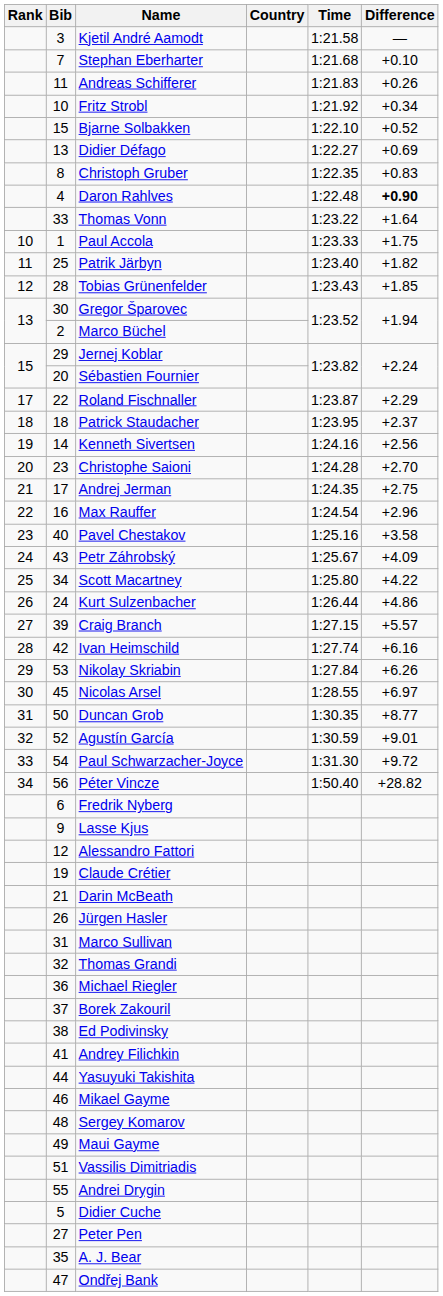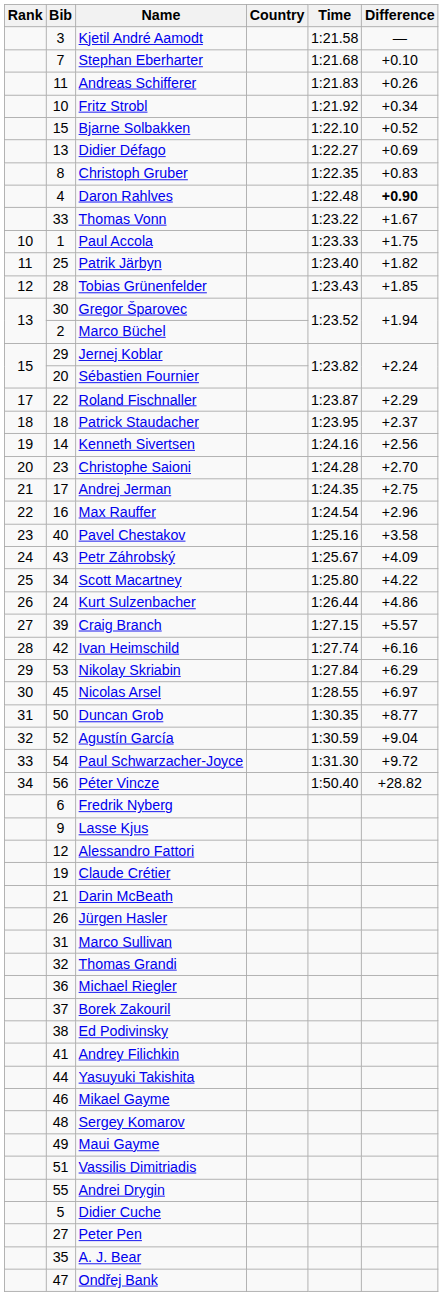(400, 219) +1.64 -> (400, 219) +1.67
(400, 670) +6.26 -> (400, 670) +6.29
(400, 738) +9.01 -> (400, 738) +9.04
